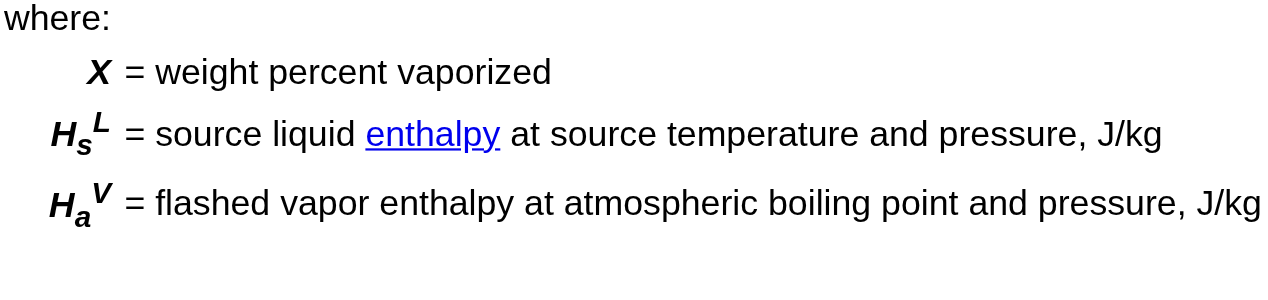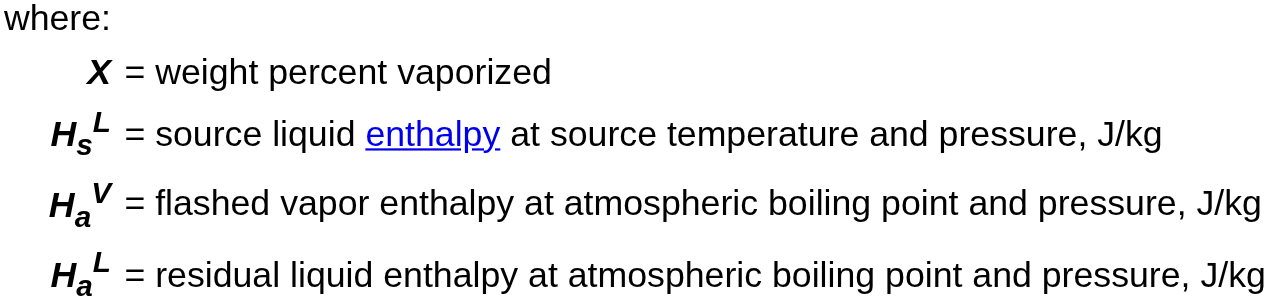+ row: (81, 275)
